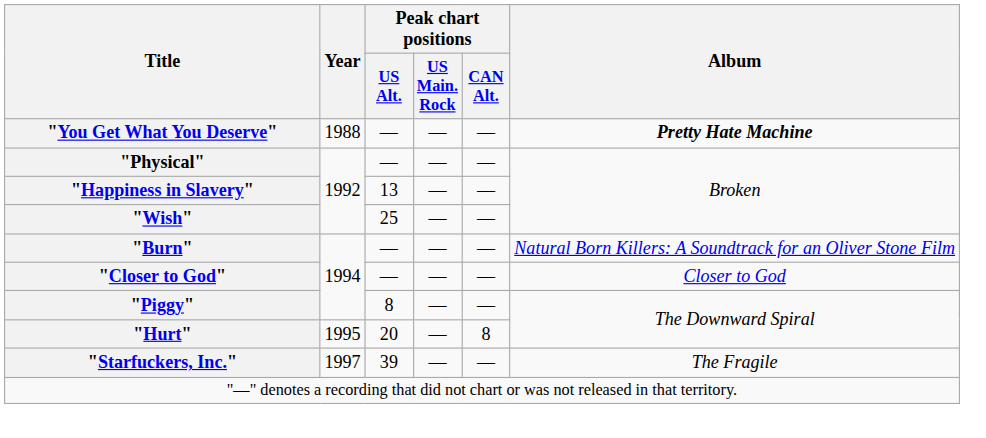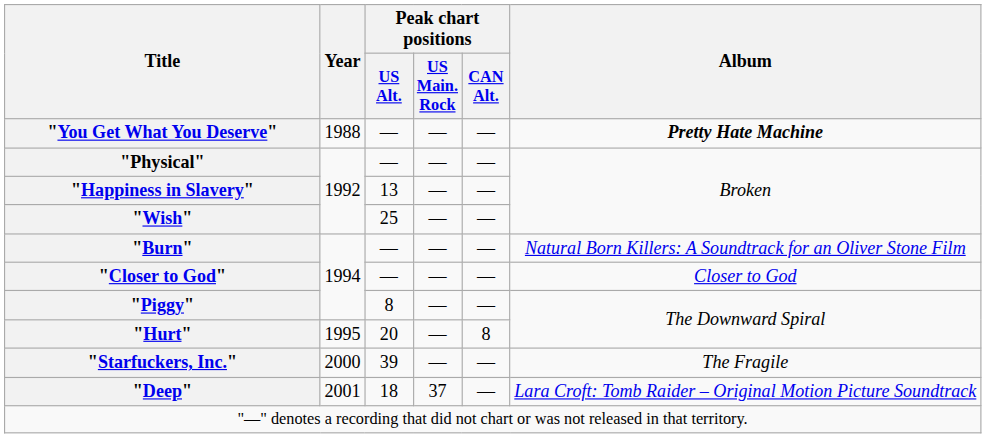(343, 362) 1997 -> (343, 362) 2000
+ row: (162, 391)
